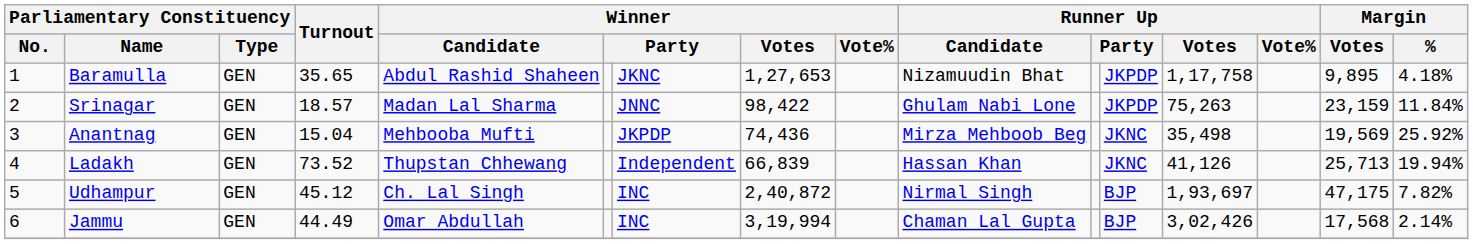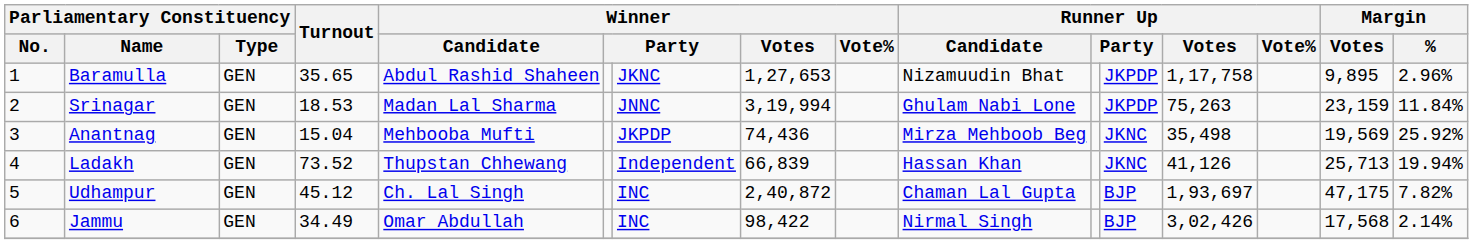(1425, 78) 4.18% -> (1425, 78) 2.96%
(326, 107) 18.57 -> (326, 107) 18.53
(777, 107) 98,422 -> (788, 107) 3,19,994
(967, 194) Nirmal Singh -> (989, 194) Chaman Lal Gupta
(326, 223) 44.49 -> (326, 223) 34.49
(788, 223) 3,19,994 -> (777, 223) 98,422
(989, 223) Chaman Lal Gupta -> (967, 223) Nirmal Singh
